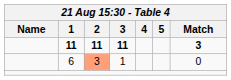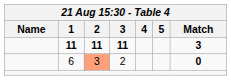(123, 62) 1 -> (123, 62) 2
(198, 62) normal -> (198, 62) bold
